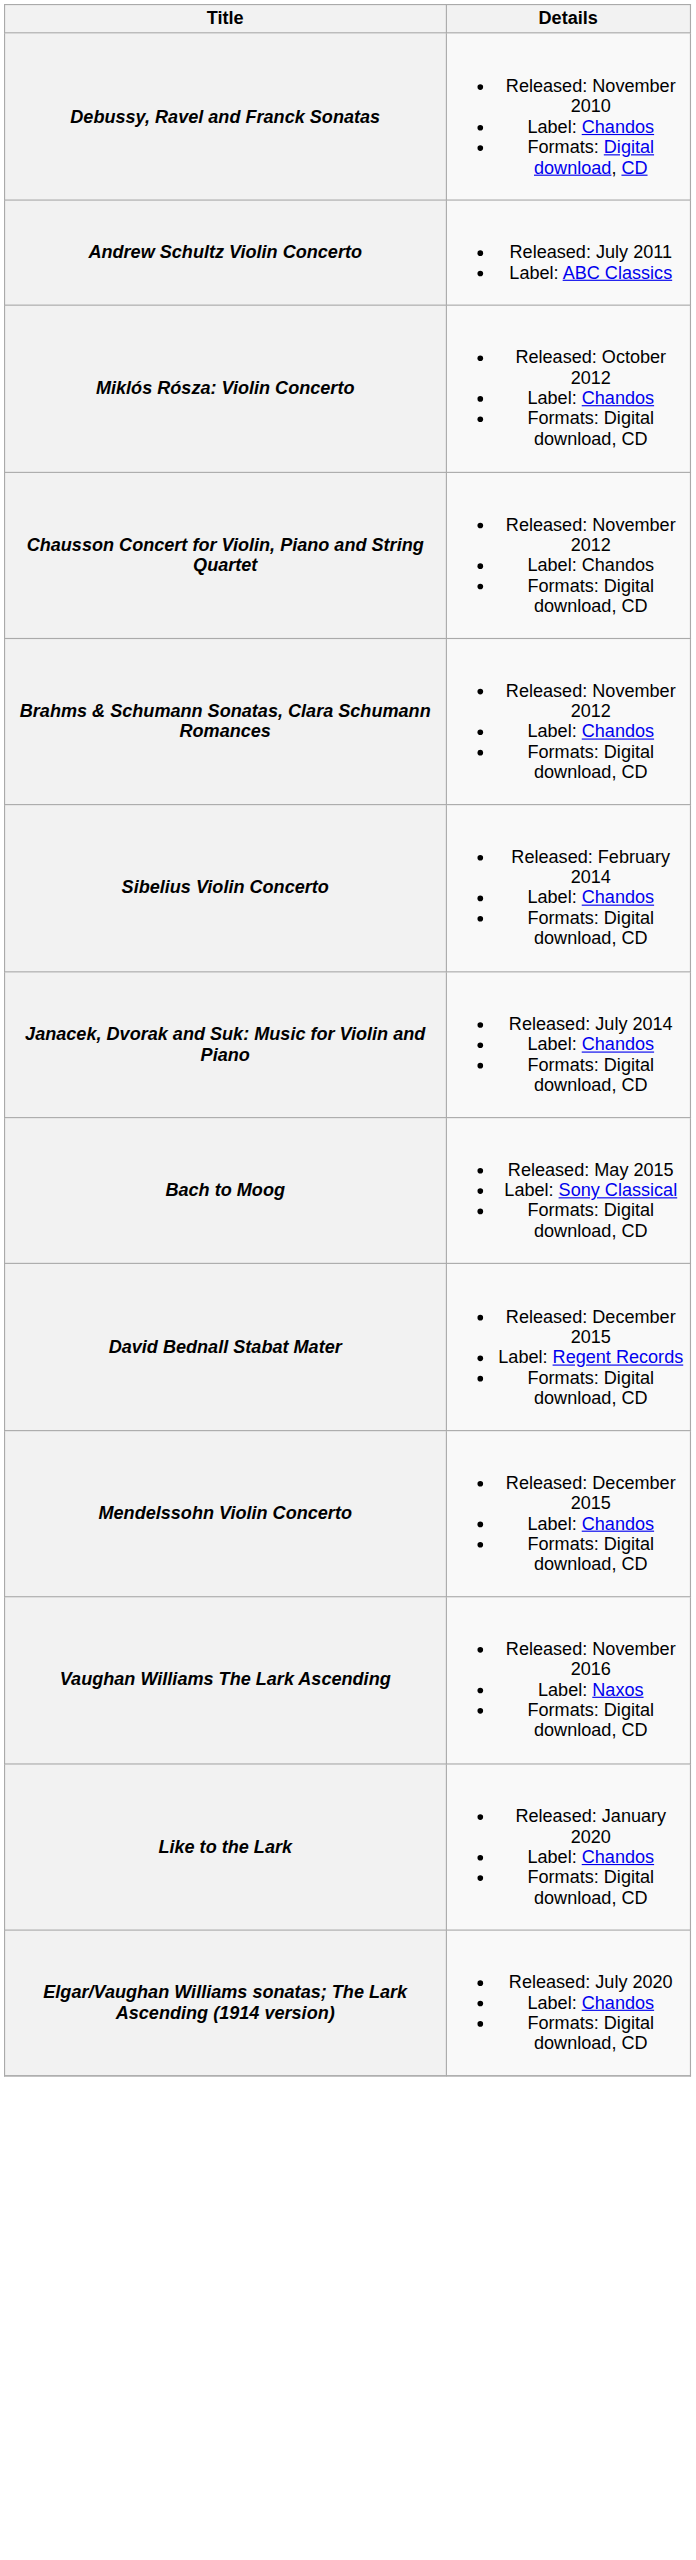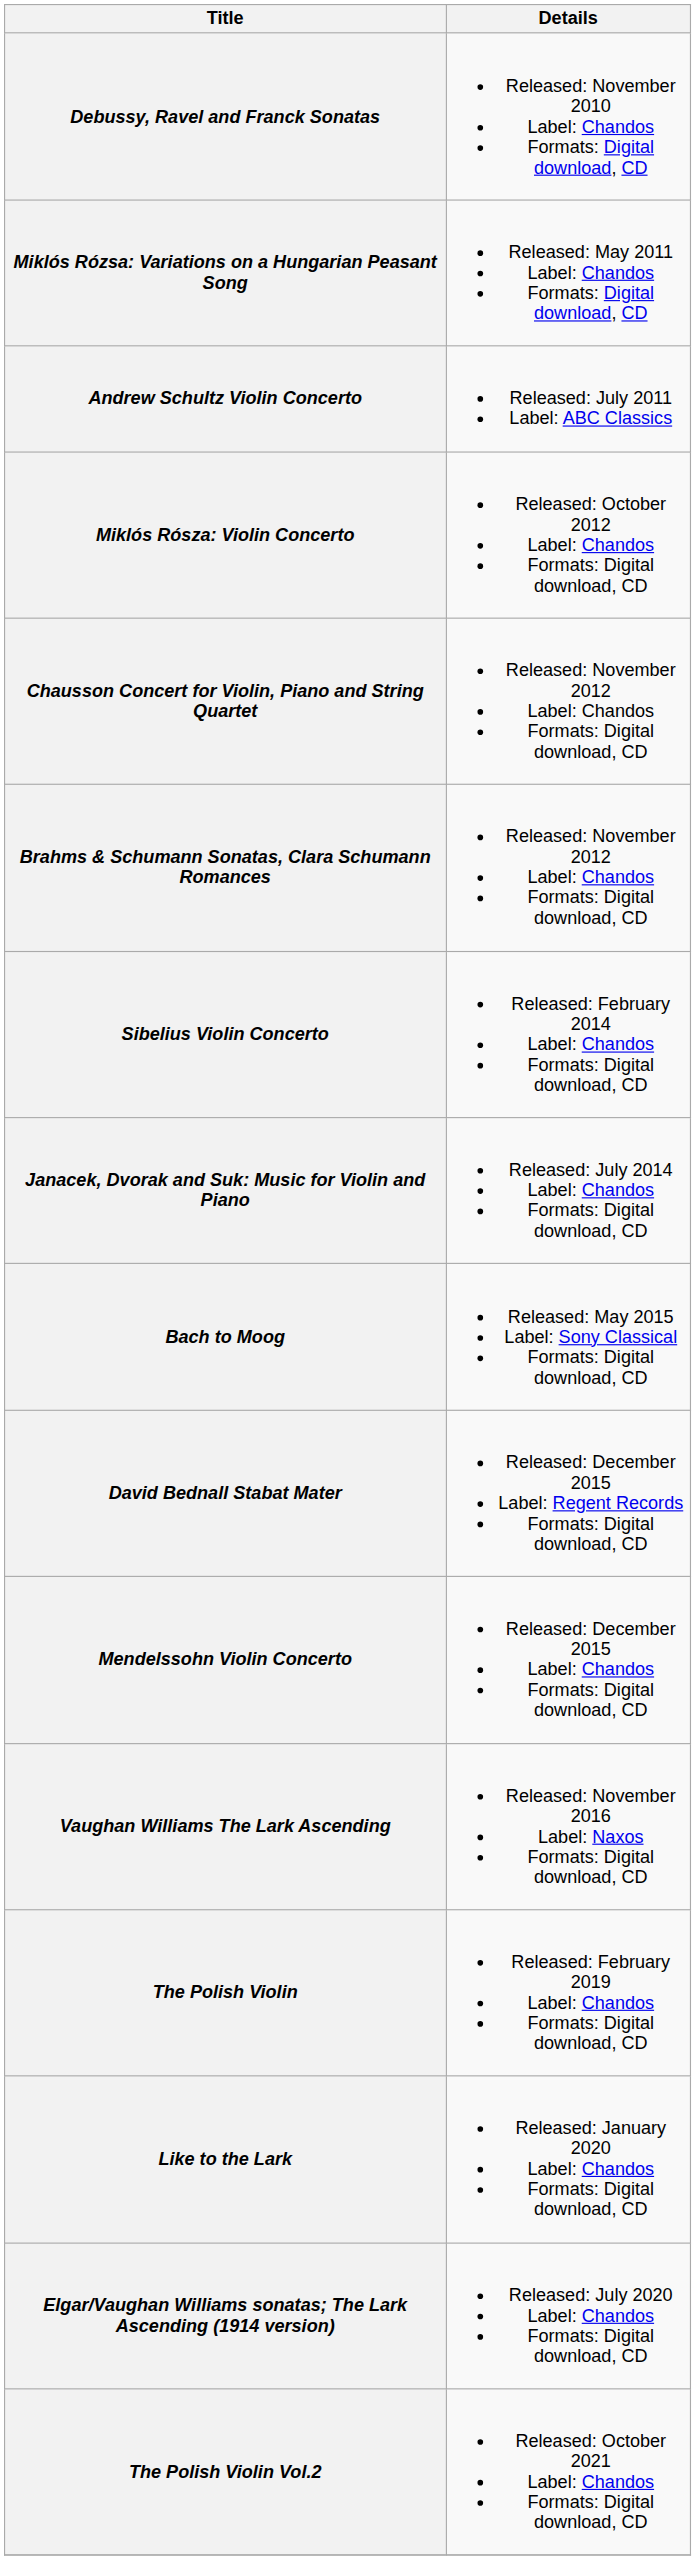+ row: (225, 272)
+ row: (225, 1992)
+ row: (225, 2472)
